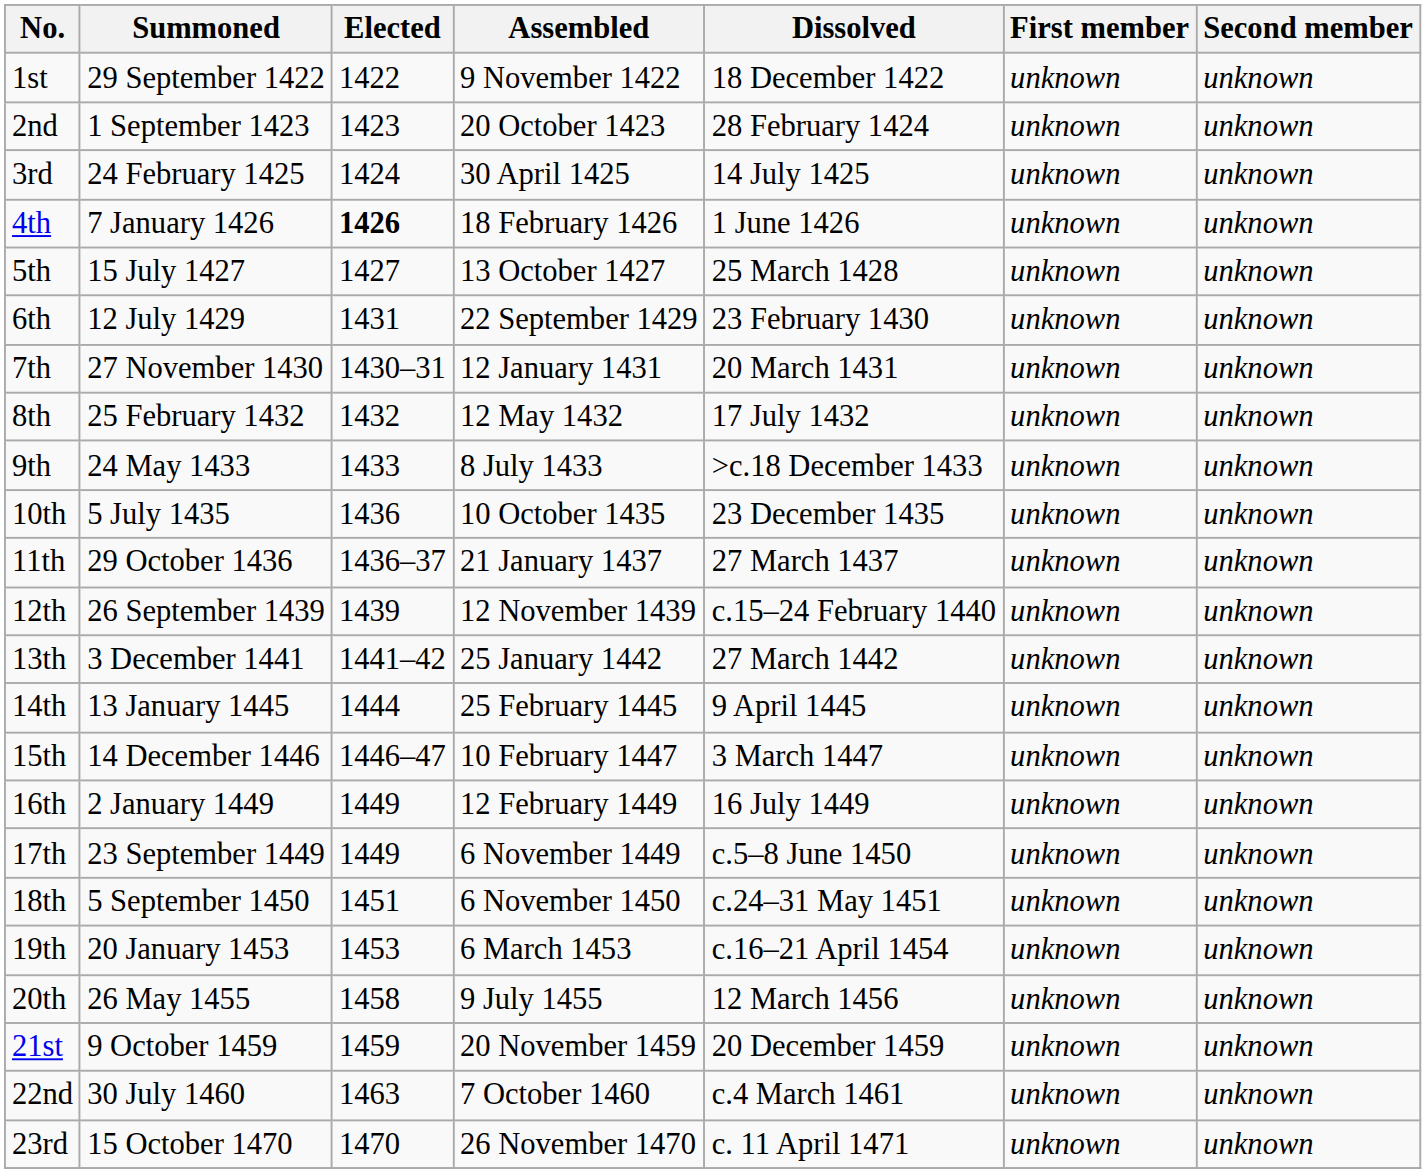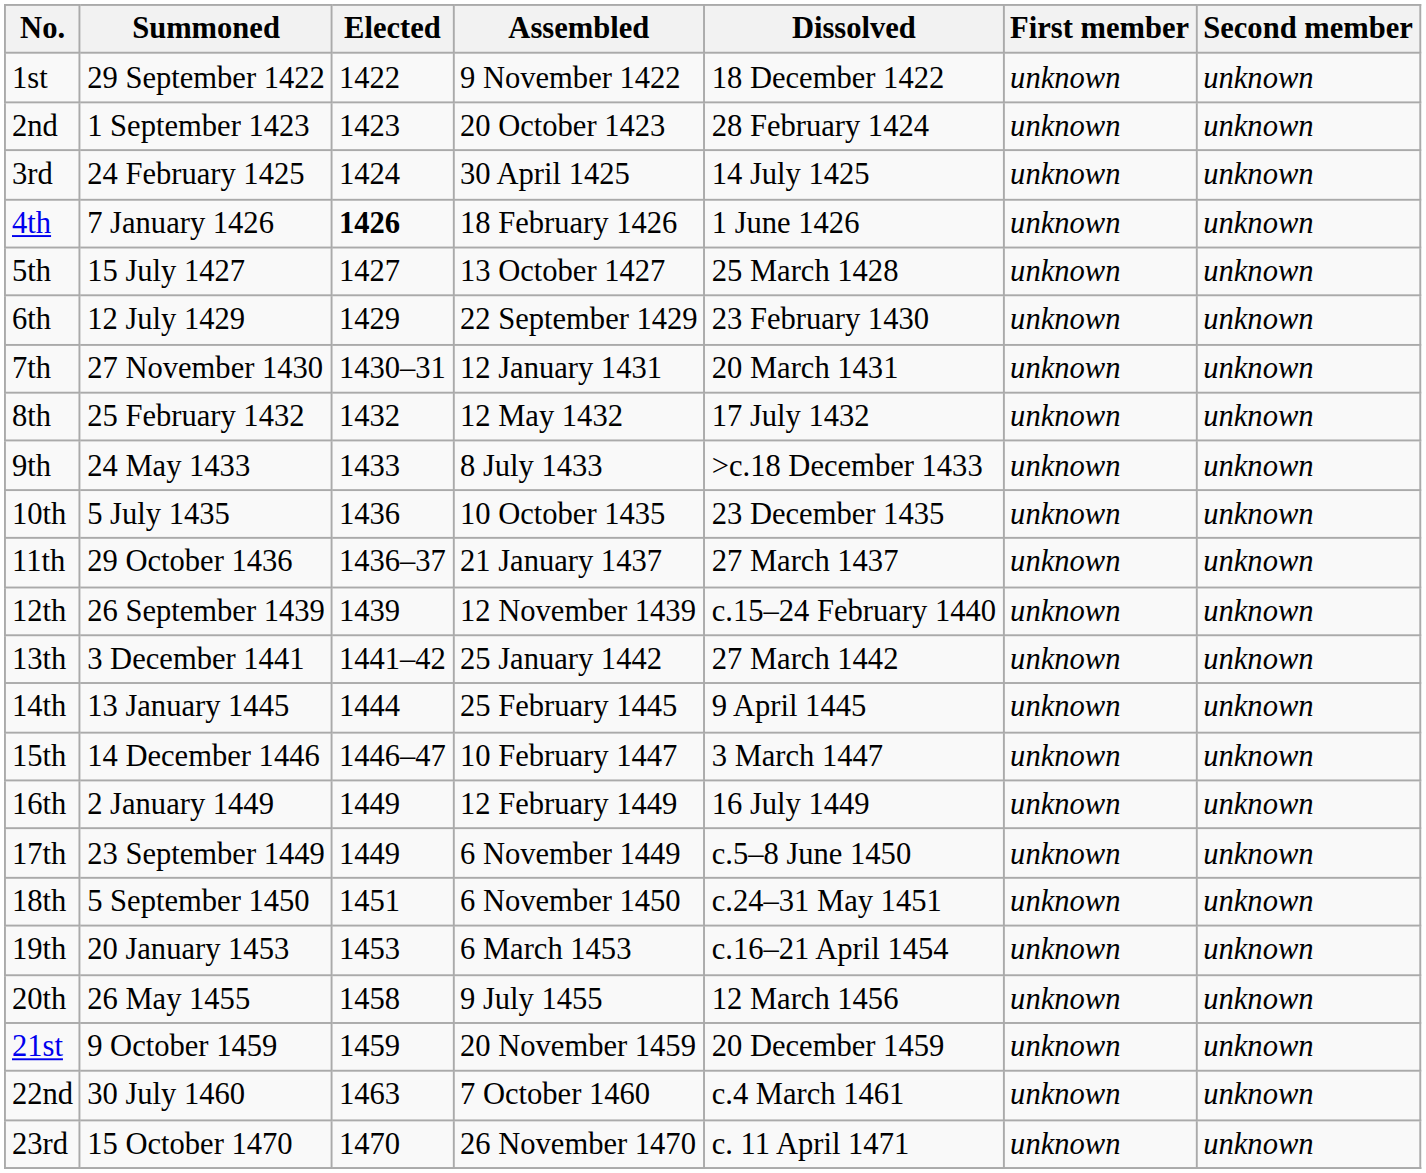(369, 319) 1431 -> (369, 319) 1429
